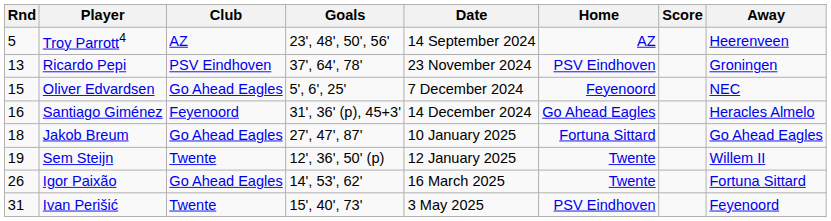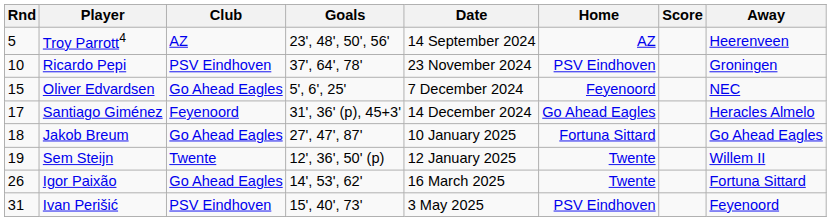(16, 66) 13 -> (16, 66) 10
(16, 112) 16 -> (16, 112) 17
(193, 204) Twente -> (220, 204) PSV Eindhoven
